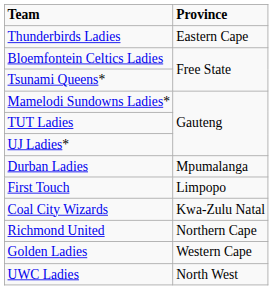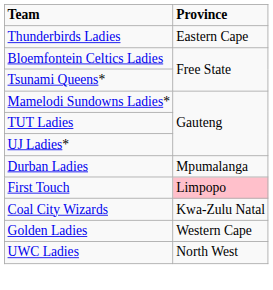(201, 187) no background -> (201, 187) pink background
- row: (56, 230)
